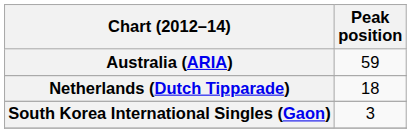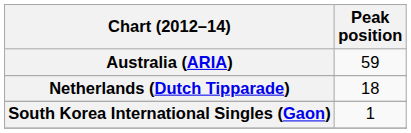(370, 114) 3 -> (370, 114) 1
